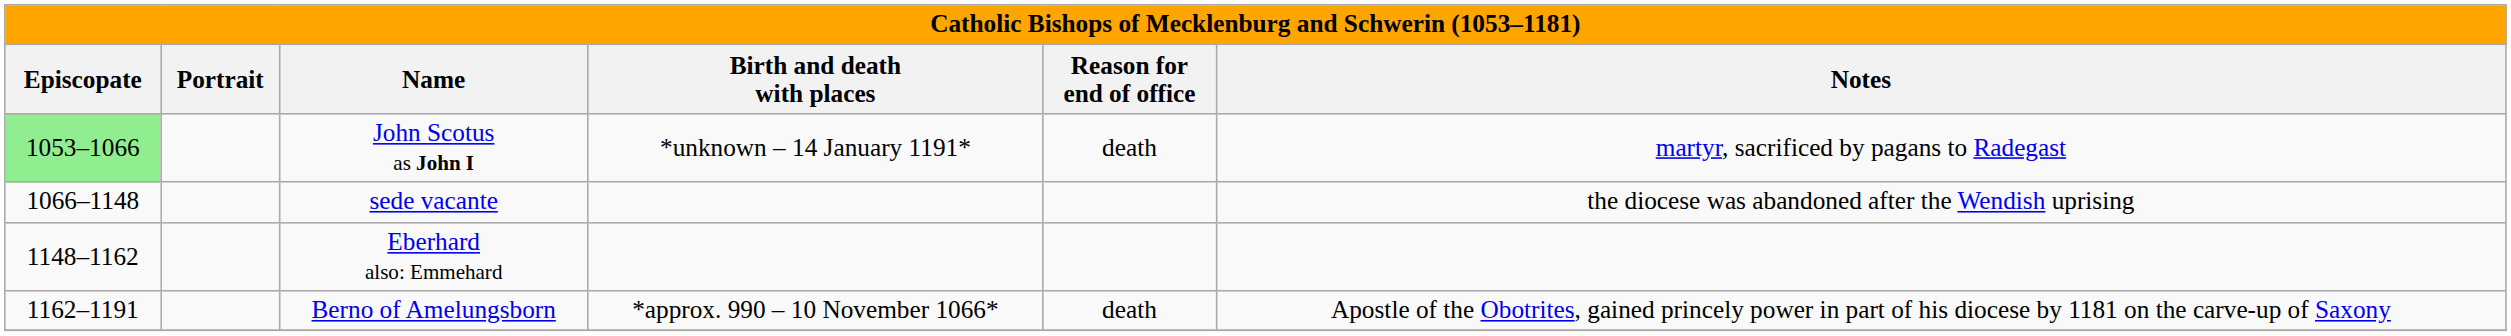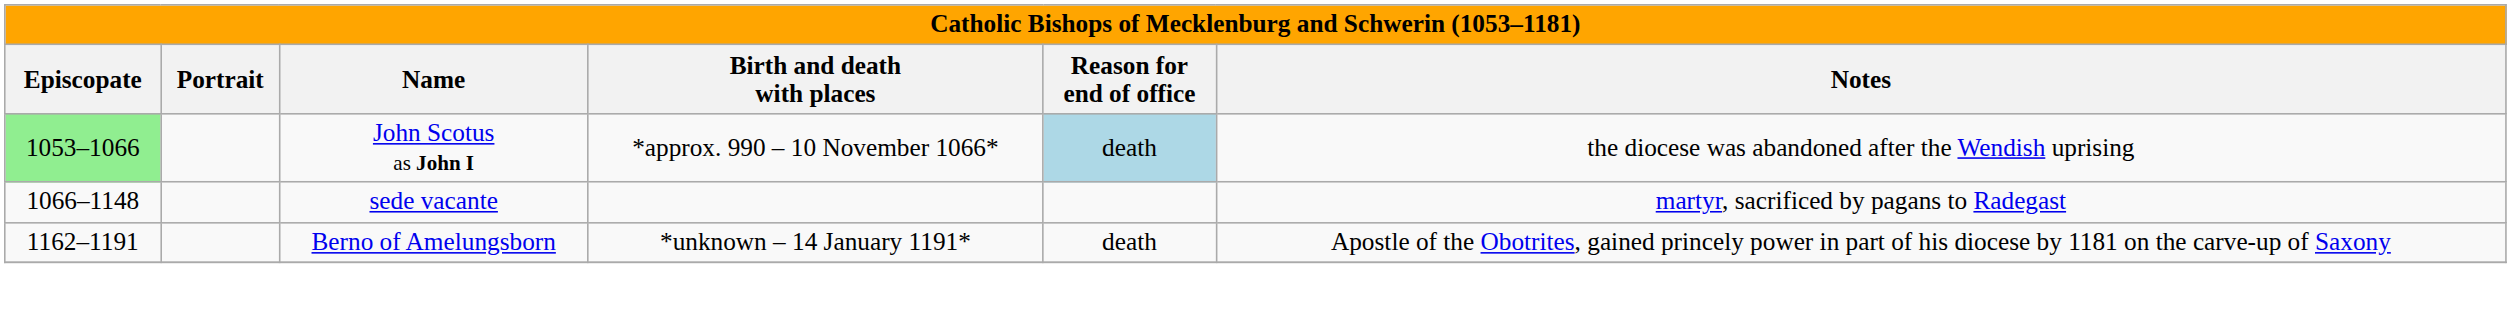(815, 147) *unknown – 14 January 1191* -> (815, 147) *approx. 990 – 10 November 1066*
(1129, 147) no background -> (1129, 147) lightblue background
(1861, 147) martyr, sacrificed by pagans to Radegast -> (1861, 147) the diocese was abandoned after the Wendish uprising
(1861, 201) the diocese was abandoned after the Wendish uprising -> (1861, 201) martyr, sacrificed by pagans to Radegast
- row: (434, 256)
(815, 310) *approx. 990 – 10 November 1066* -> (815, 241) *unknown – 14 January 1191*
